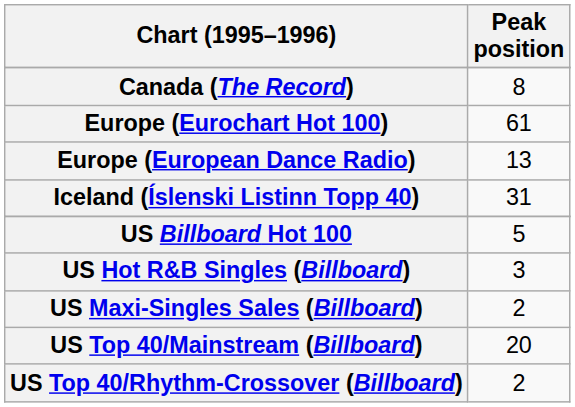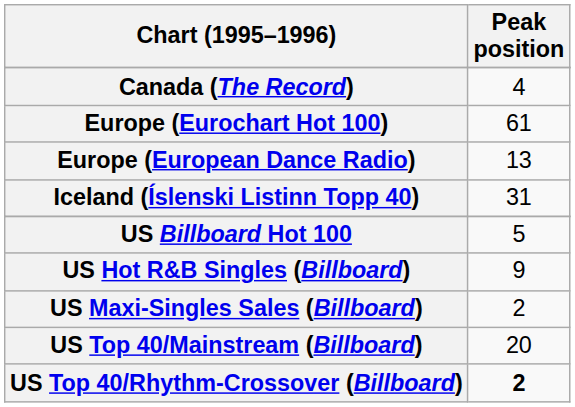(519, 86) 8 -> (519, 86) 4
(519, 271) 3 -> (519, 271) 9
(519, 382) normal -> (519, 382) bold
